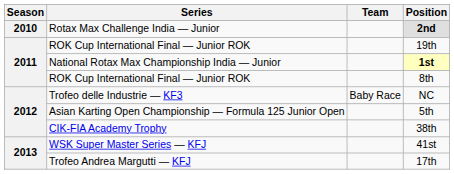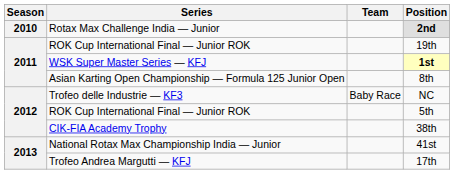(165, 62) National Rotax Max Championship India — Junior -> (128, 62) WSK Super Master Series — KFJ
(150, 78) ROK Cup International Final — Junior ROK -> (197, 78) Asian Karting Open Championship — Formula 125 Junior Open
(197, 111) Asian Karting Open Championship — Formula 125 Junior Open -> (150, 111) ROK Cup International Final — Junior ROK
(128, 144) WSK Super Master Series — KFJ -> (165, 144) National Rotax Max Championship India — Junior
